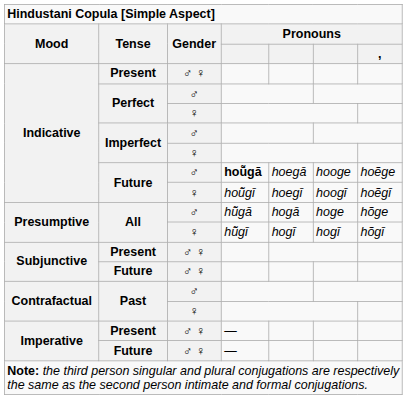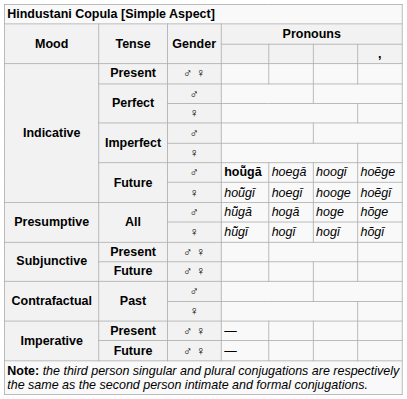(333, 172) hooge -> (331, 172) hoogī
(331, 192) hoogī -> (333, 192) hooge
